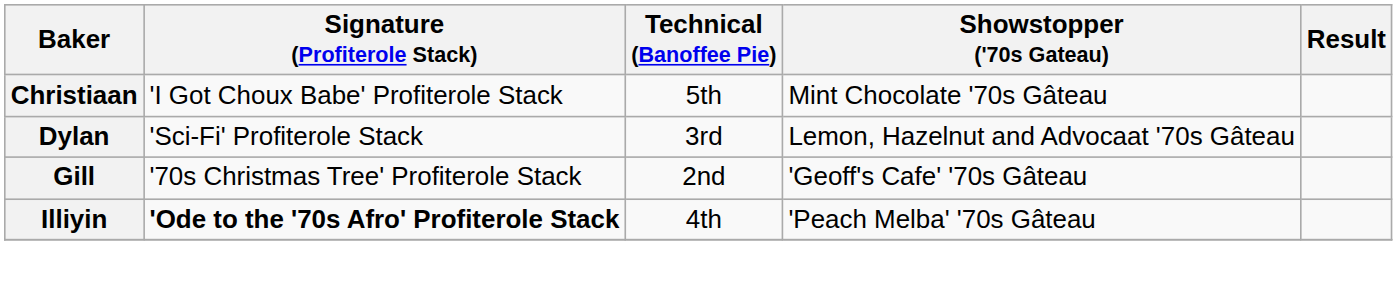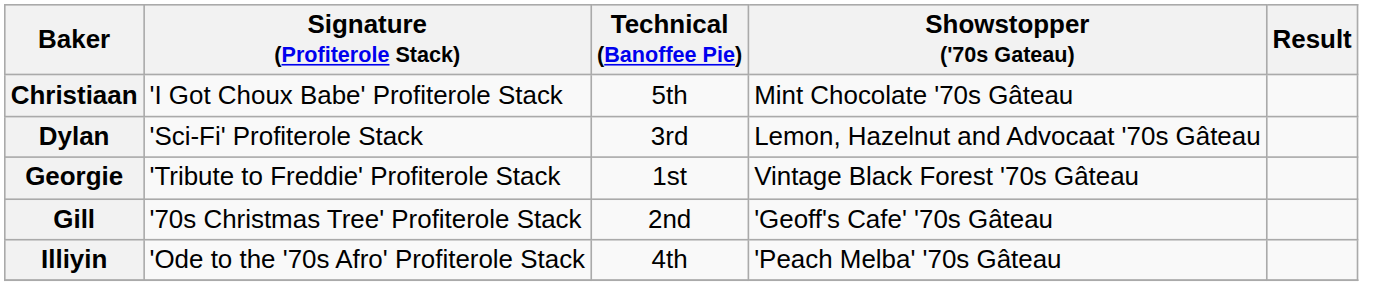+ row: (74, 177)
(384, 218) bold -> (367, 259) normal
